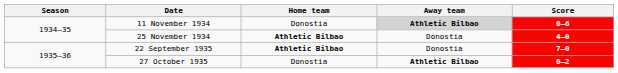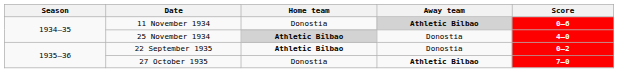(309, 36) no background -> (309, 36) lightgrey background
(563, 49) 7–0 -> (563, 49) 0–2
(563, 61) 0–2 -> (563, 61) 7–0
